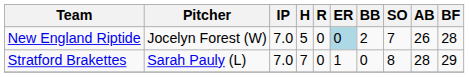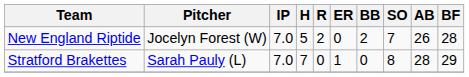(321, 38) 0 -> (321, 38) 2
(337, 38) lightblue background -> (337, 38) no background
